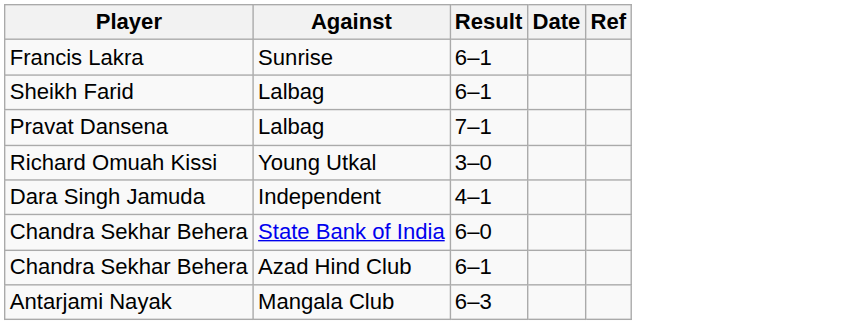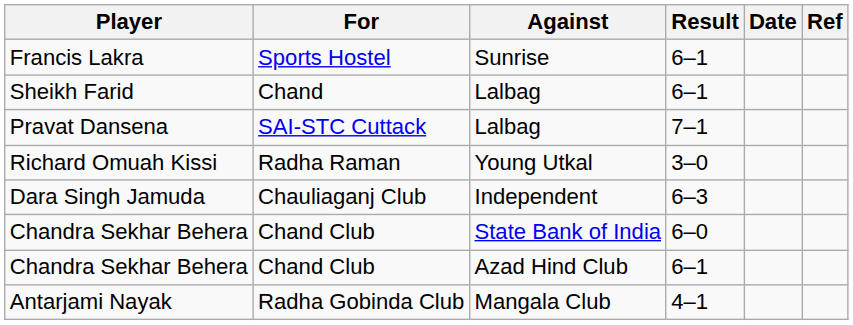+ column: (361, 22)
(473, 197) 4–1 -> (690, 197) 6–3
(473, 302) 6–3 -> (690, 302) 4–1
